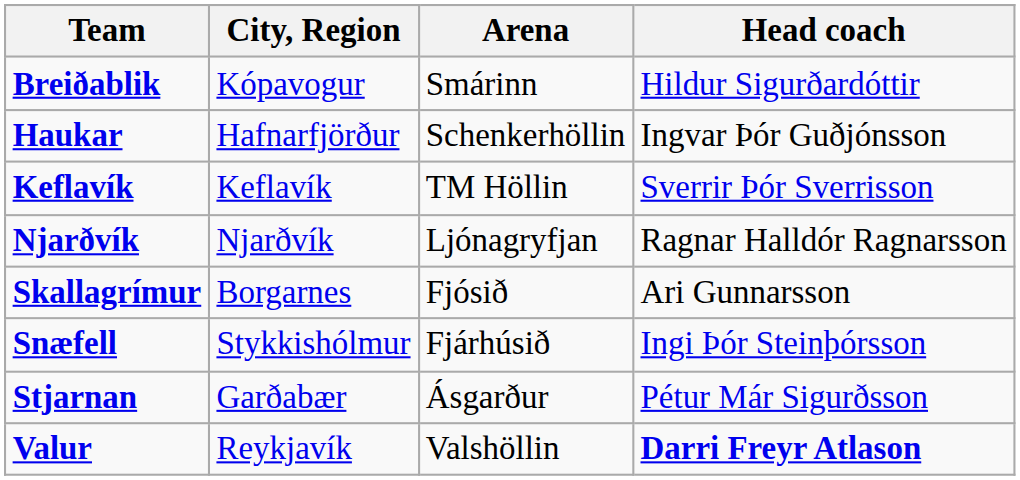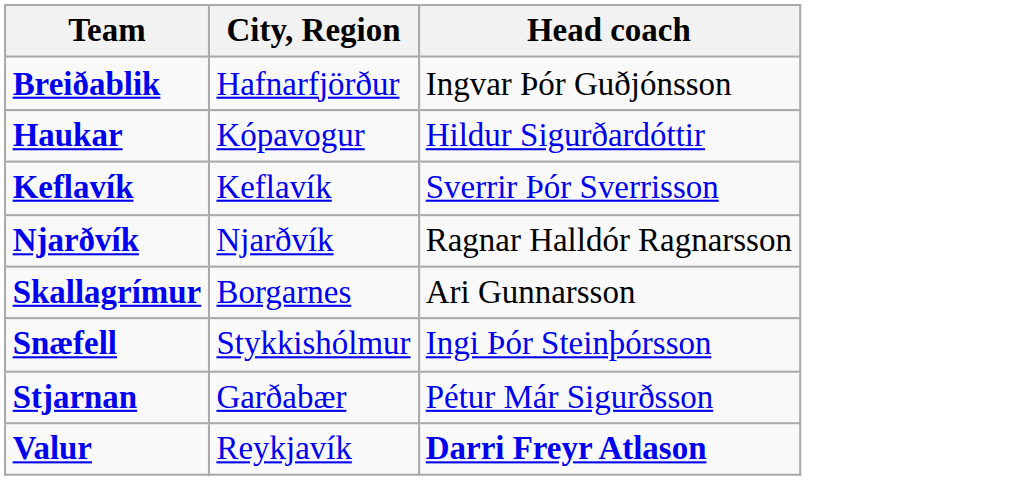- column: (526, 30)
(291, 82) Kópavogur -> (308, 82) Hafnarfjörður
(780, 82) Hildur Sigurðardóttir -> (579, 82) Ingvar Þór Guðjónsson
(308, 135) Hafnarfjörður -> (291, 135) Kópavogur
(793, 135) Ingvar Þór Guðjónsson -> (565, 135) Hildur Sigurðardóttir
